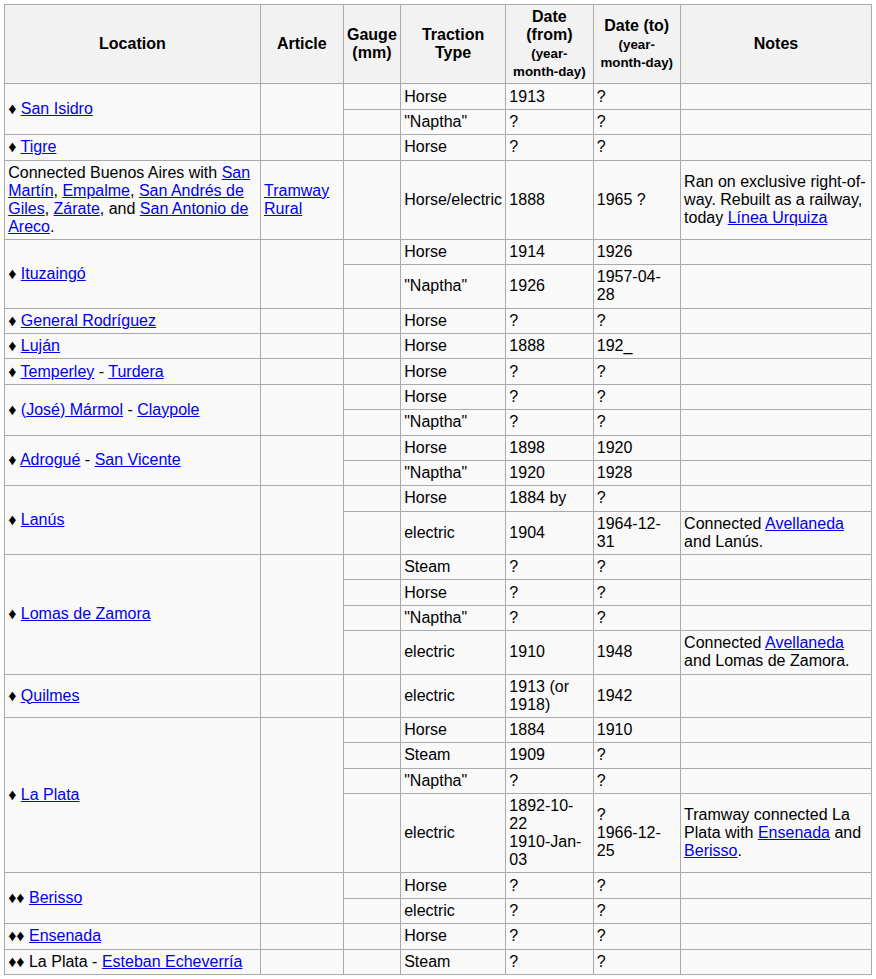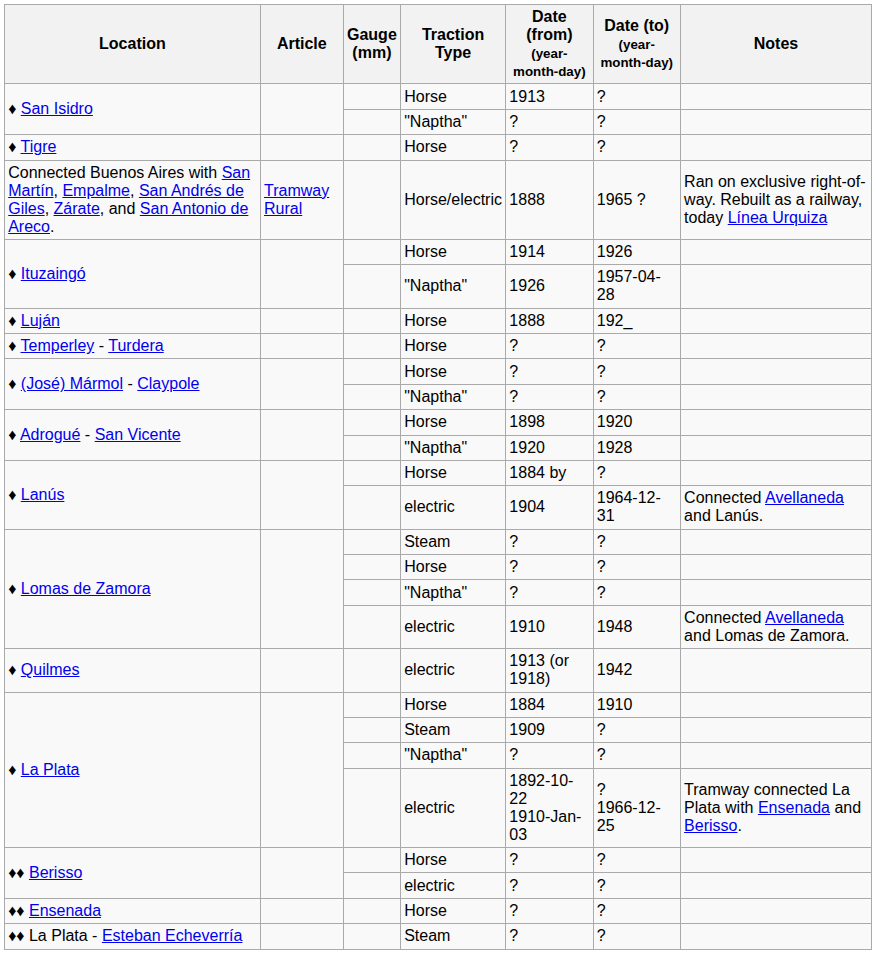- row: (82, 320)
